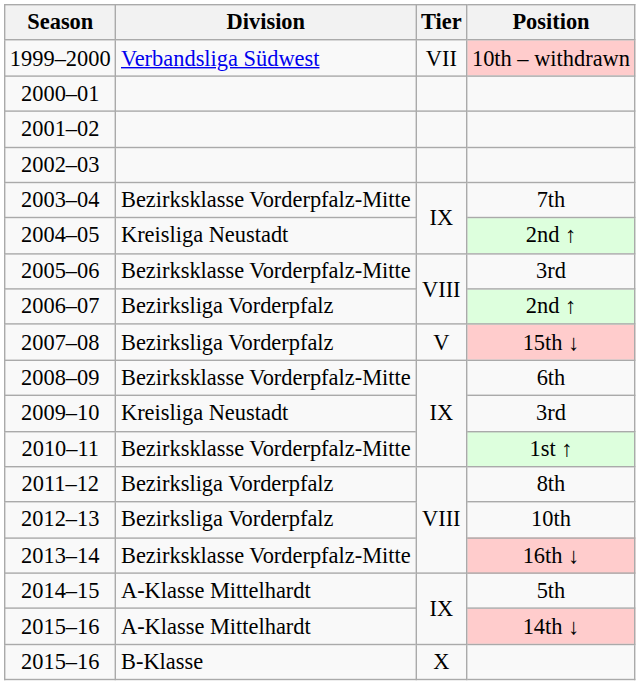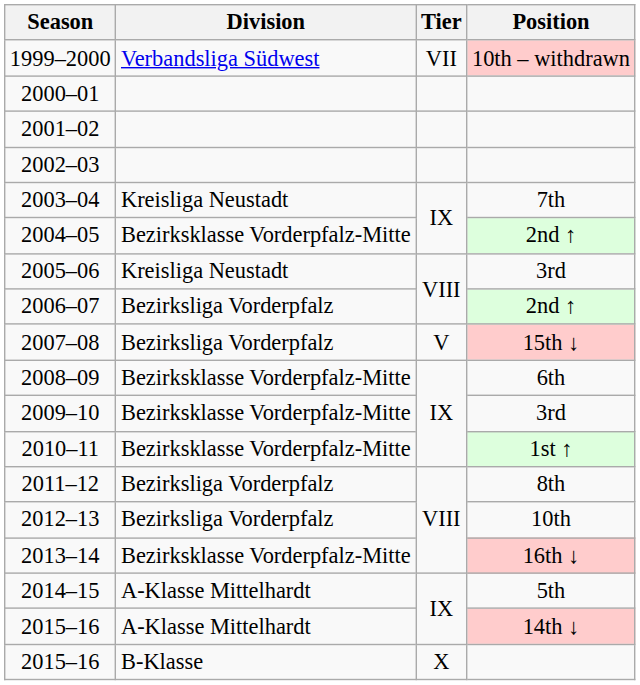(266, 199) Bezirksklasse Vorderpfalz-Mitte -> (205, 199) Kreisliga Neustadt
(205, 235) Kreisliga Neustadt -> (266, 235) Bezirksklasse Vorderpfalz-Mitte
(266, 270) Bezirksklasse Vorderpfalz-Mitte -> (205, 270) Kreisliga Neustadt
(205, 413) Kreisliga Neustadt -> (266, 413) Bezirksklasse Vorderpfalz-Mitte
